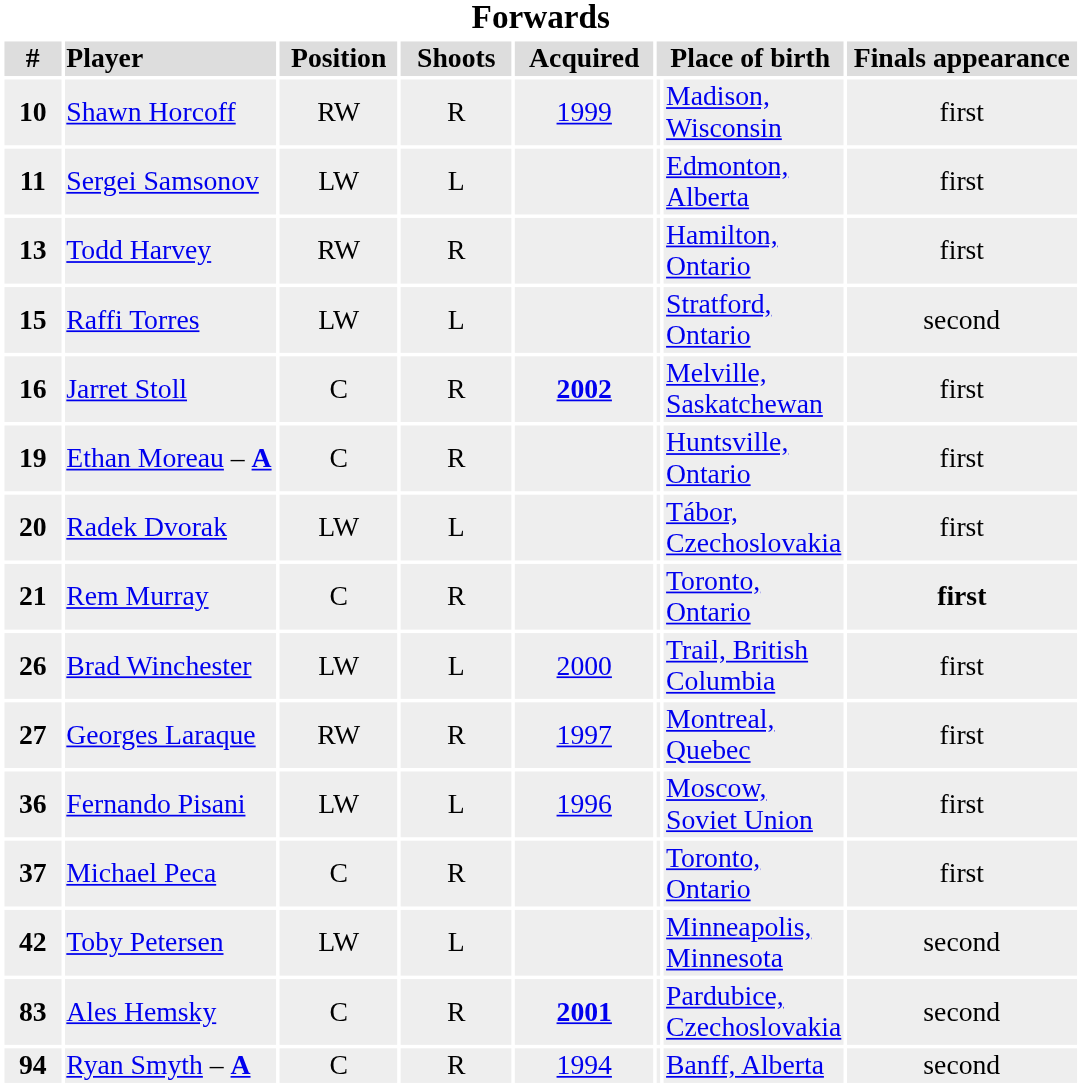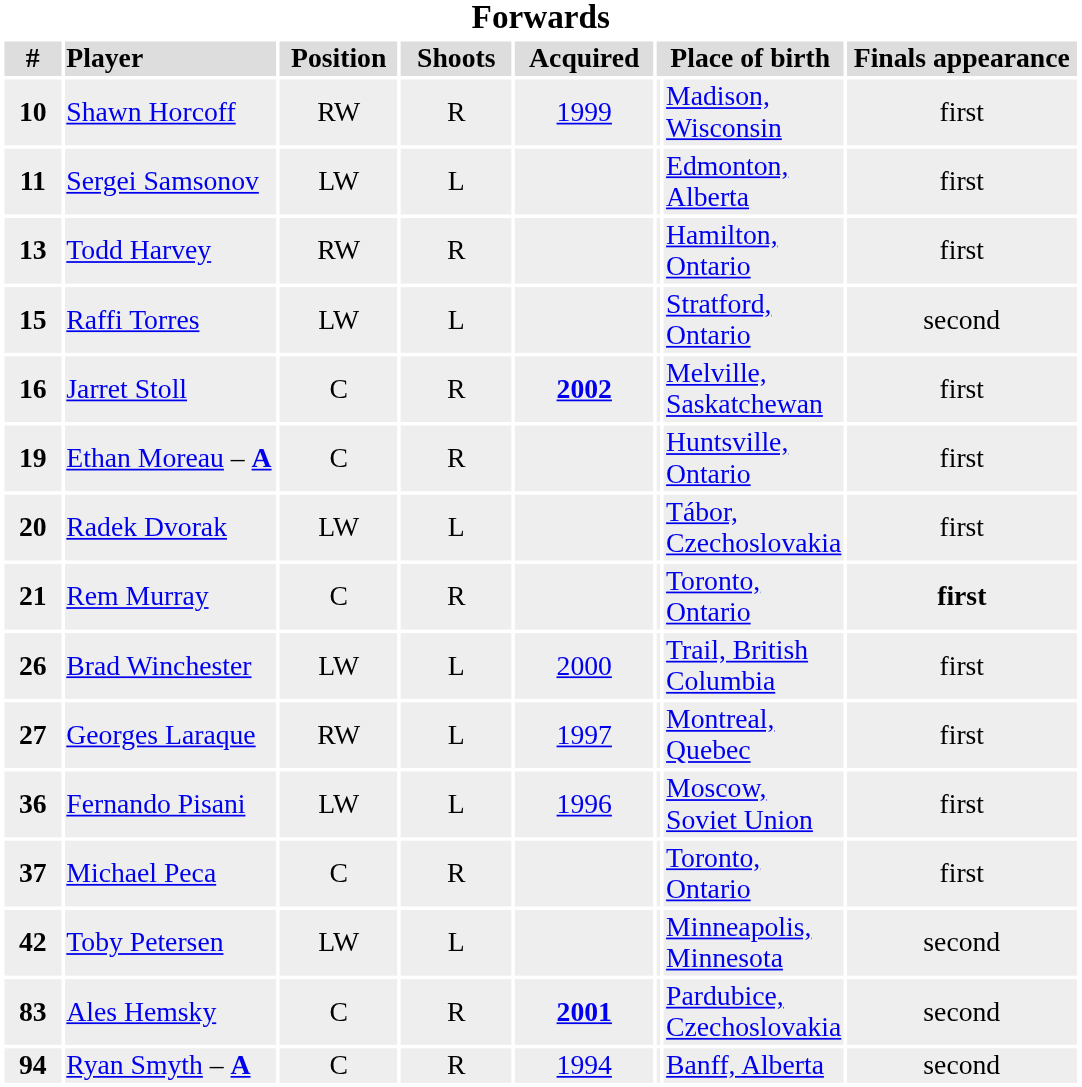(456, 734) R -> (456, 734) L
